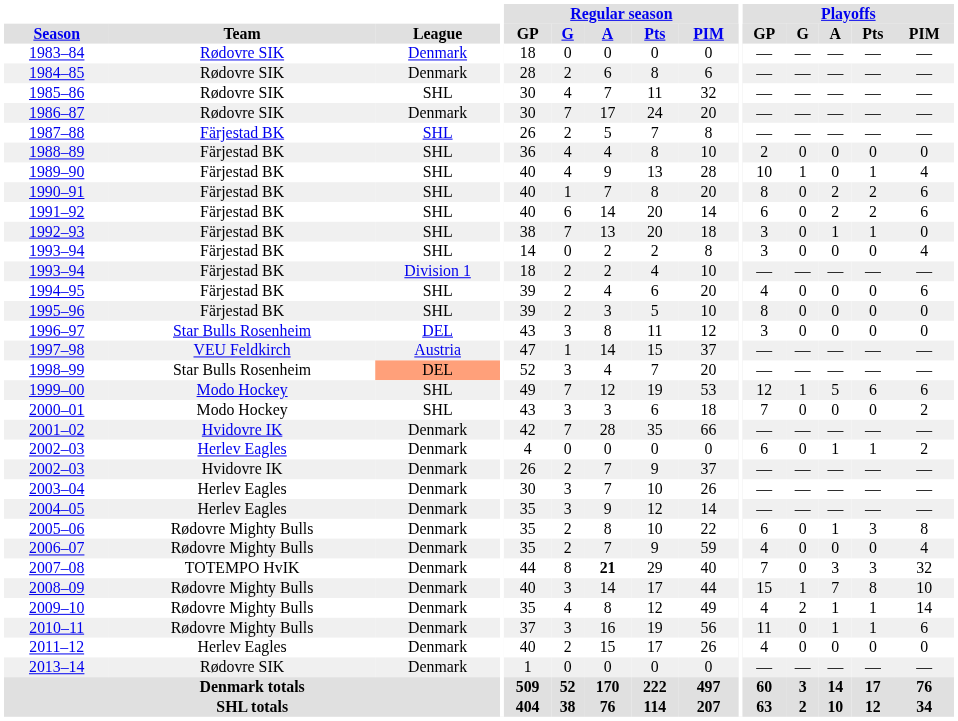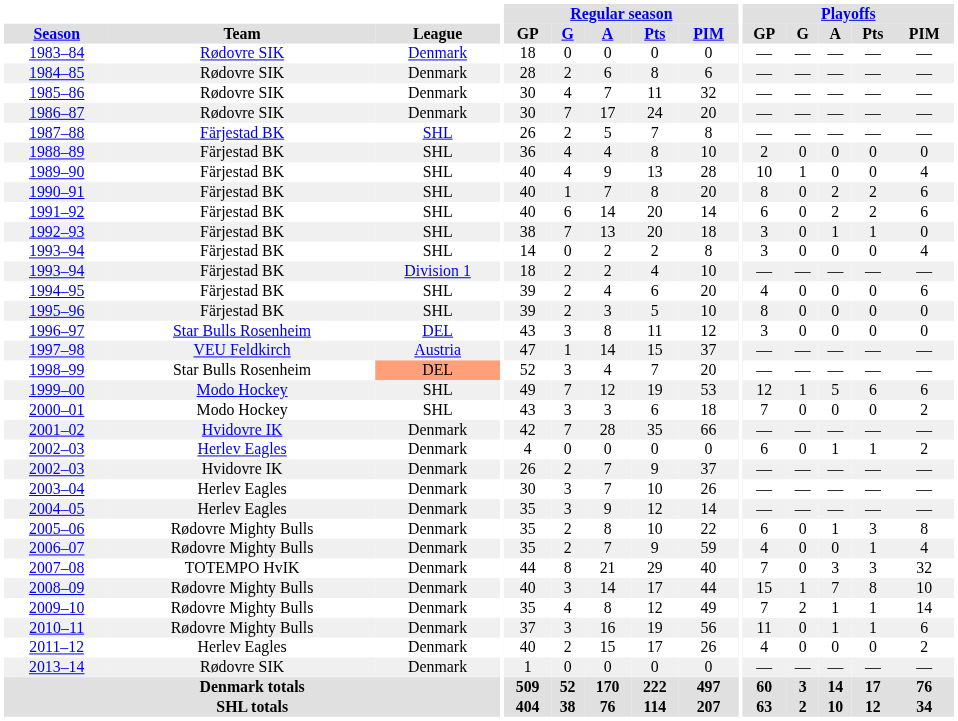(438, 93) SHL -> (438, 93) Denmark
(873, 172) 1 -> (873, 172) 0
(873, 548) 0 -> (873, 548) 1
(608, 568) bold -> (608, 568) normal
(764, 607) 4 -> (764, 607) 7
(924, 647) 0 -> (924, 647) 2
